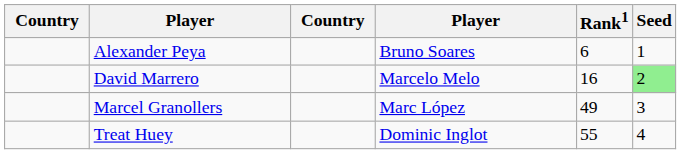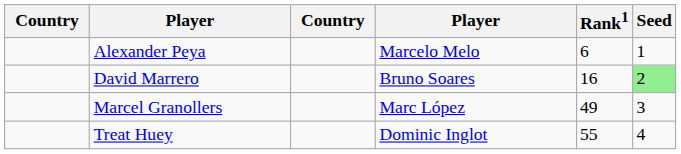(427, 51) Bruno Soares -> (430, 51) Marcelo Melo
(430, 79) Marcelo Melo -> (427, 79) Bruno Soares
